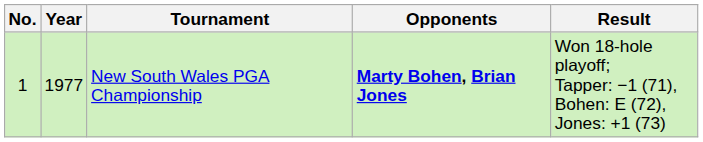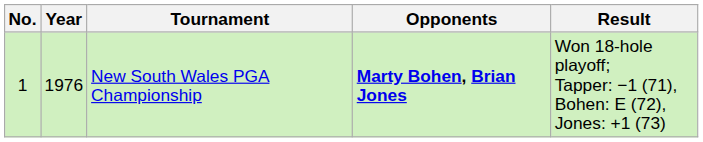(64, 85) 1977 -> (64, 85) 1976
